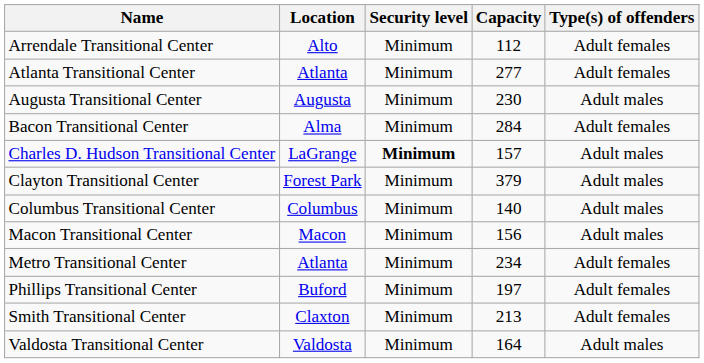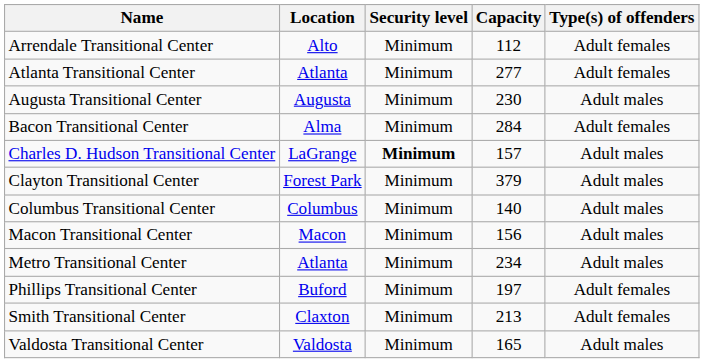(622, 262) Adult females -> (622, 262) Adult males
(509, 343) 164 -> (509, 343) 165
